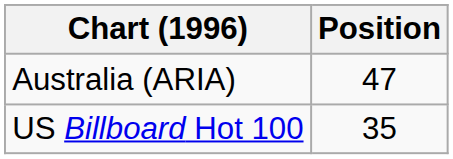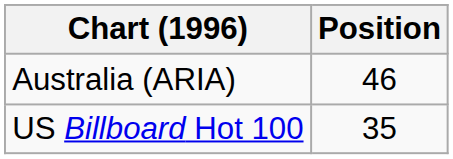(379, 78) 47 -> (379, 78) 46
